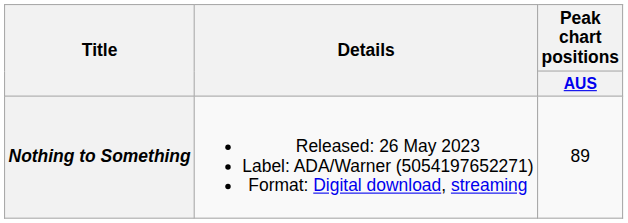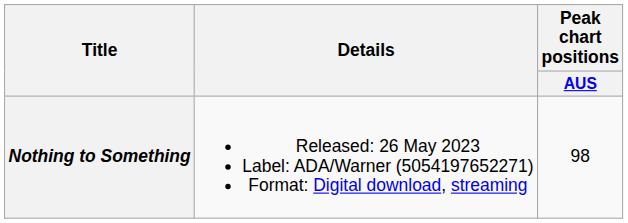(580, 156) 89 -> (580, 156) 98
